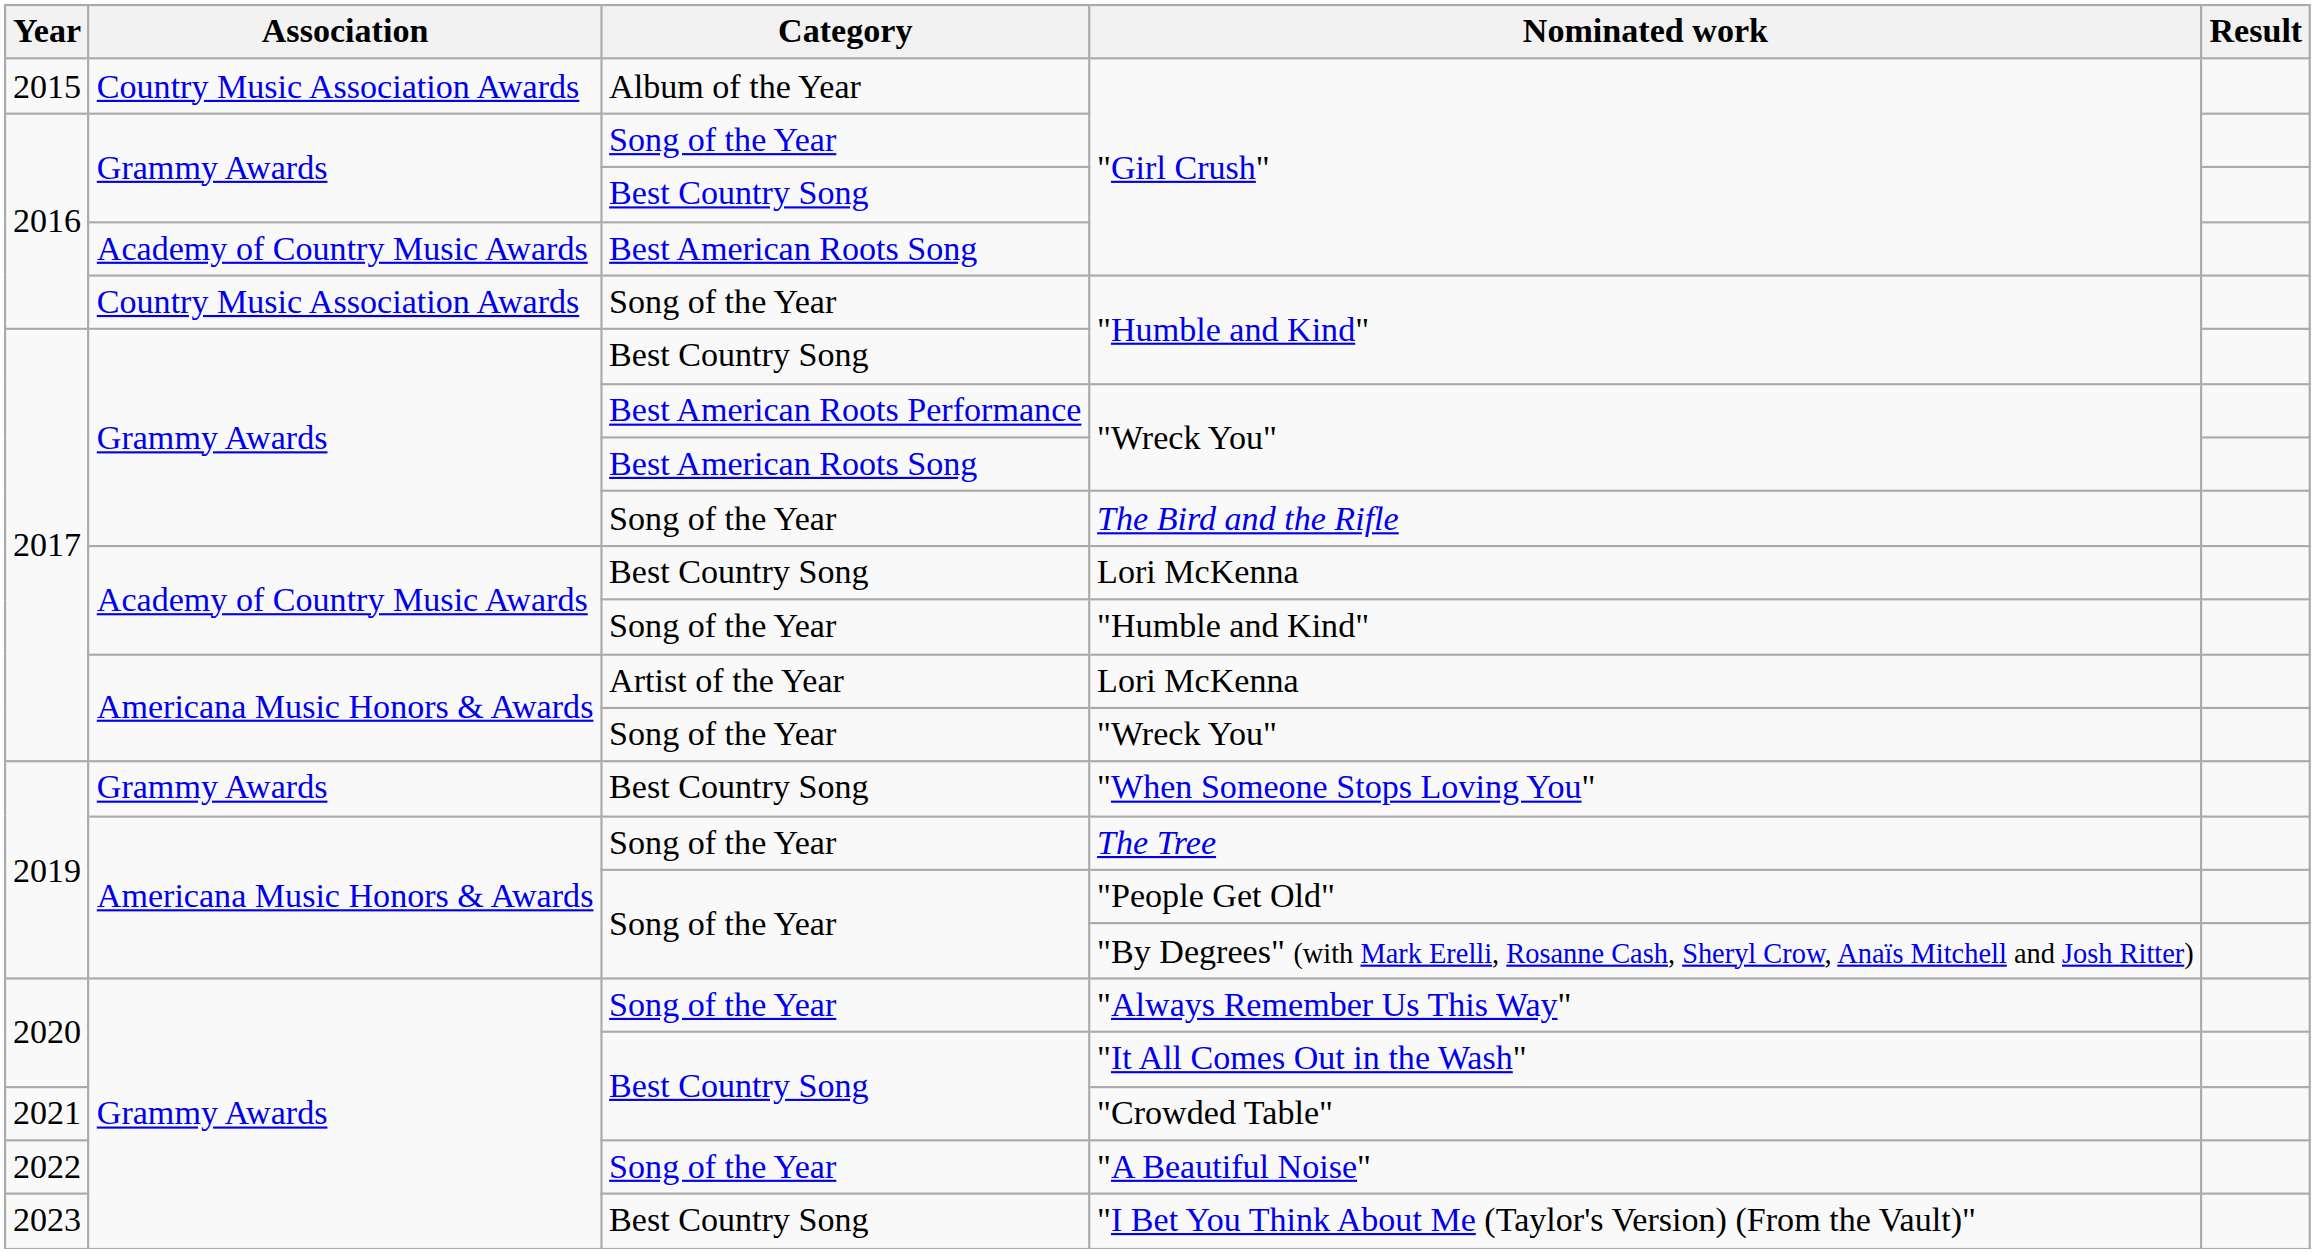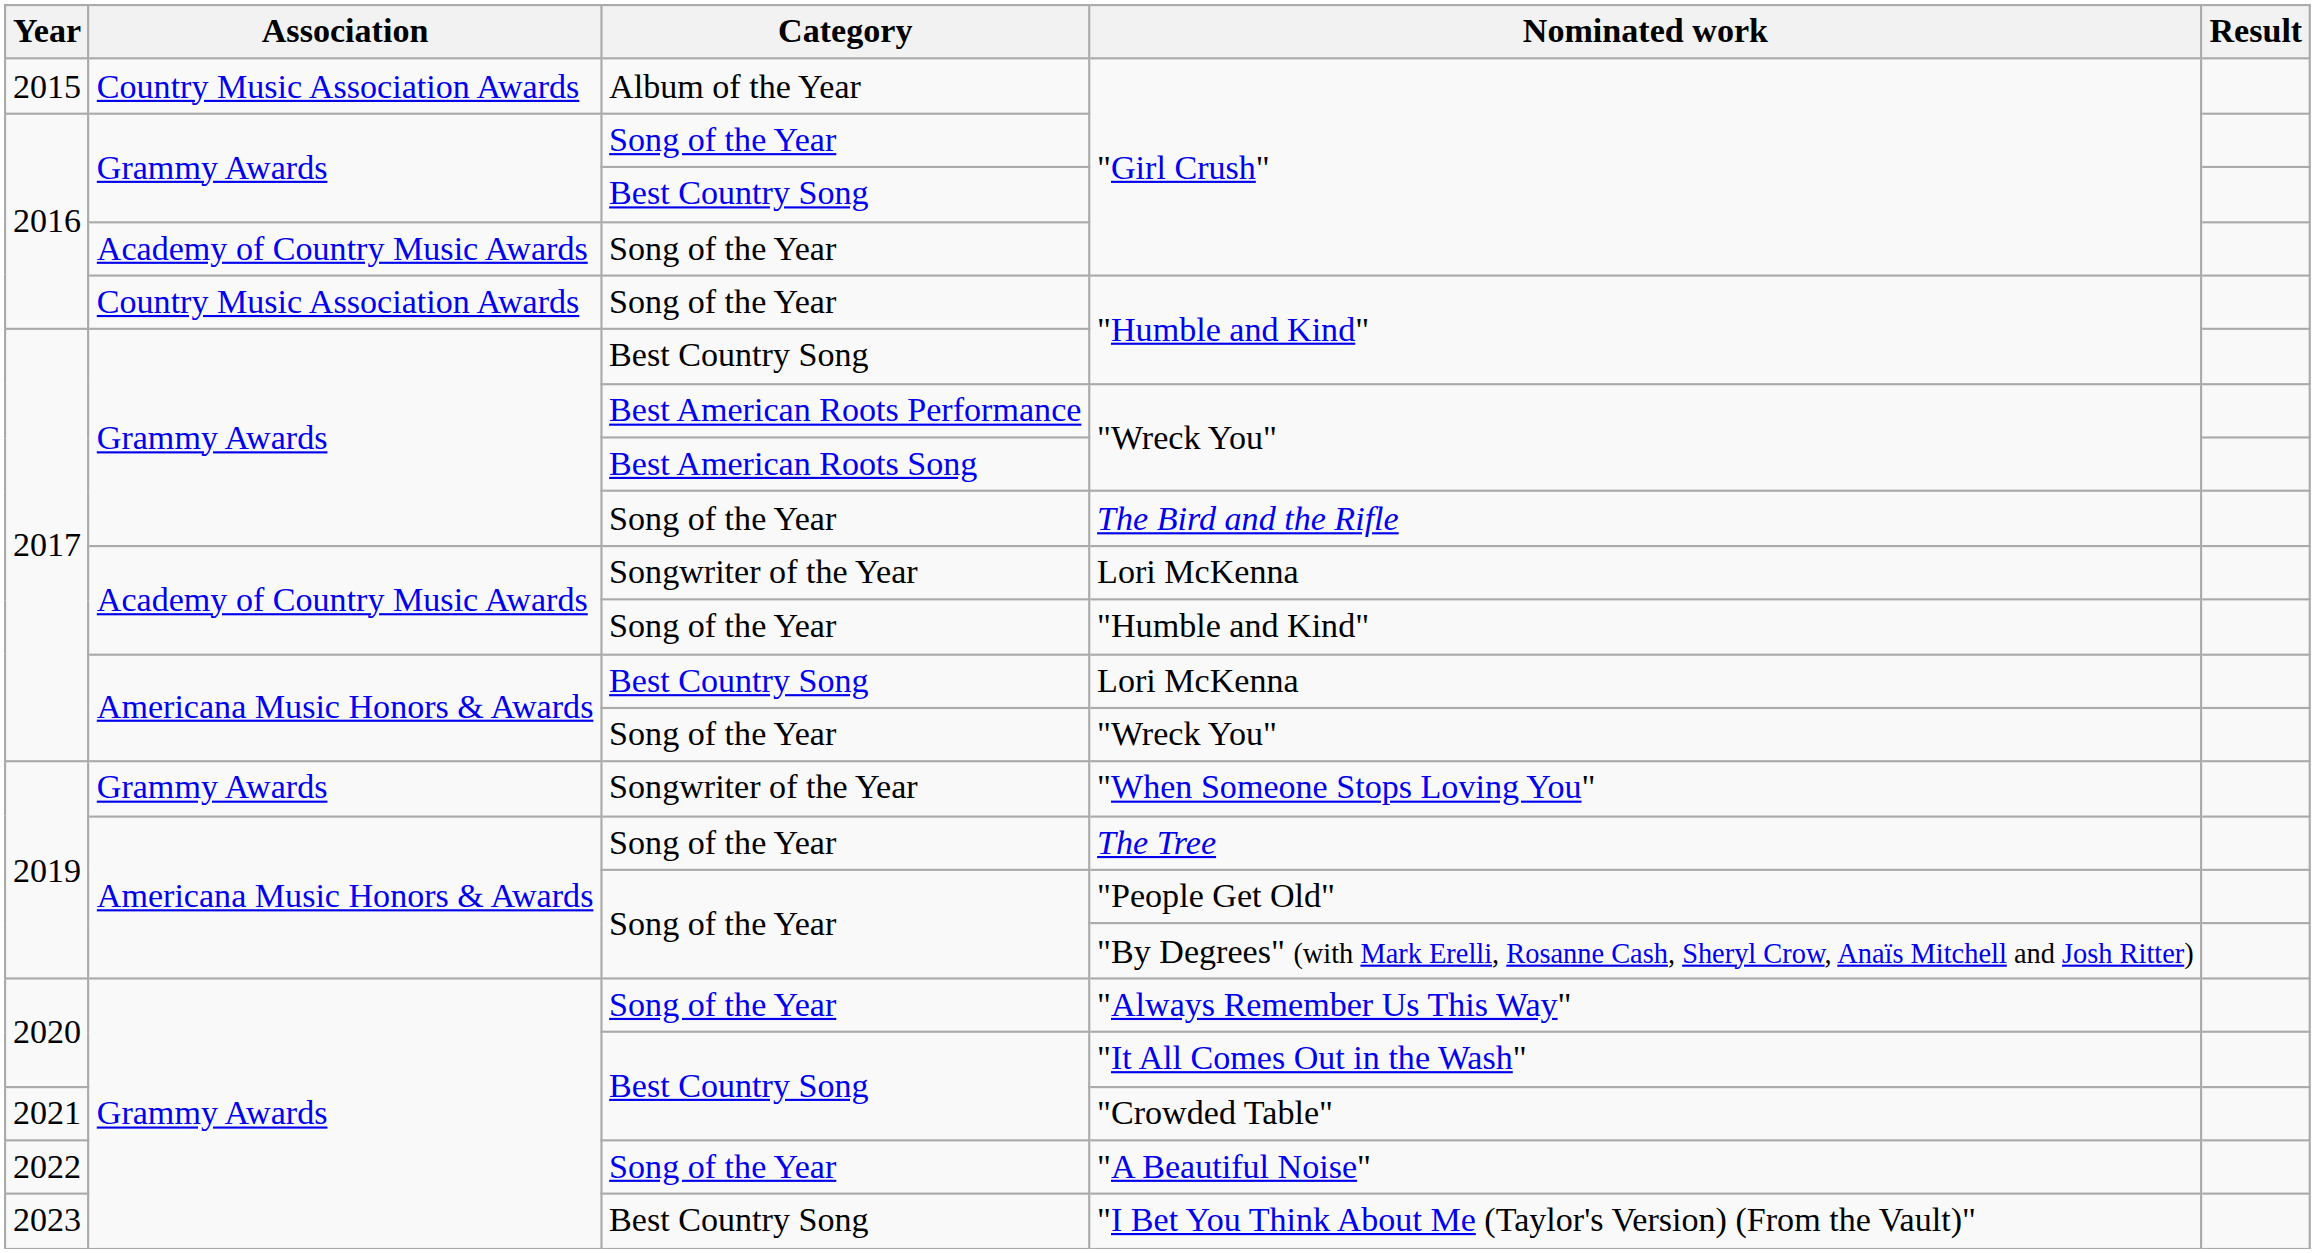(793, 247) Best American Roots Song -> (723, 247) Song of the Year
(739, 572) Best Country Song -> (763, 572) Songwriter of the Year
(727, 680) Artist of the Year -> (739, 680) Best Country Song
(739, 788) Best Country Song -> (763, 788) Songwriter of the Year
